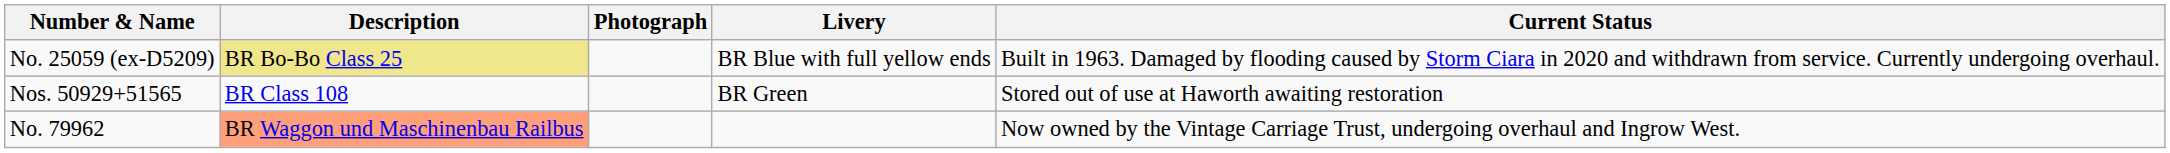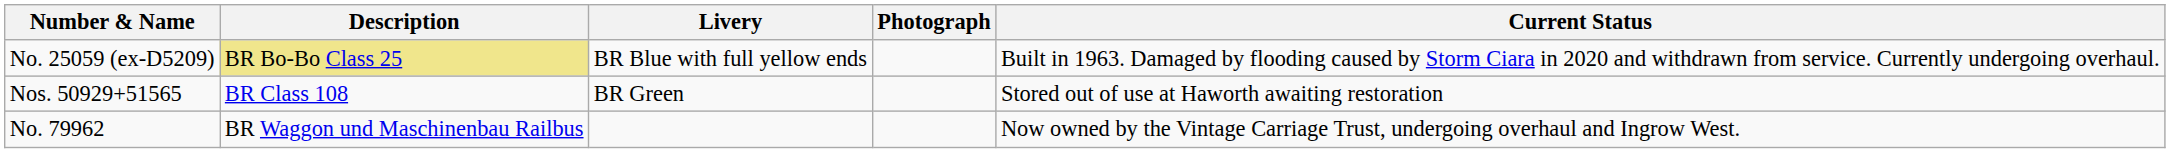columns swapped: (650, 22) <-> (854, 22)
(404, 128) lightsalmon background -> (404, 128) no background
